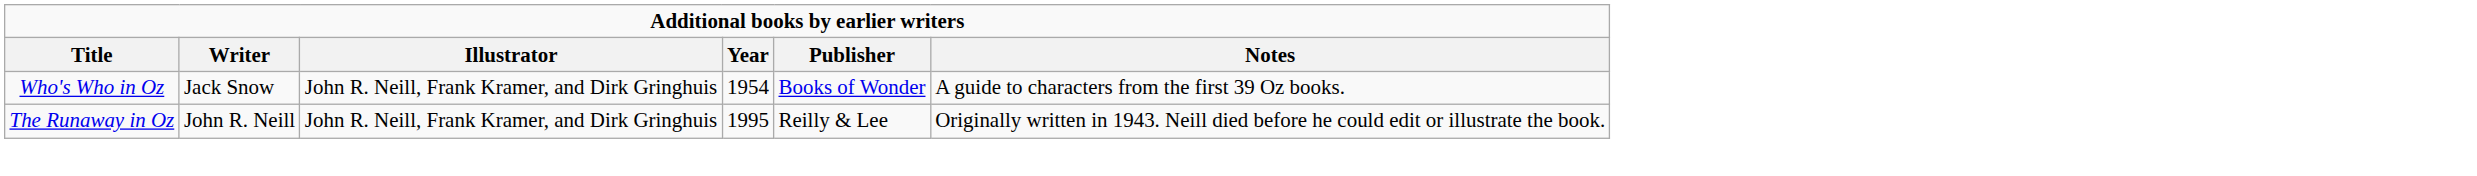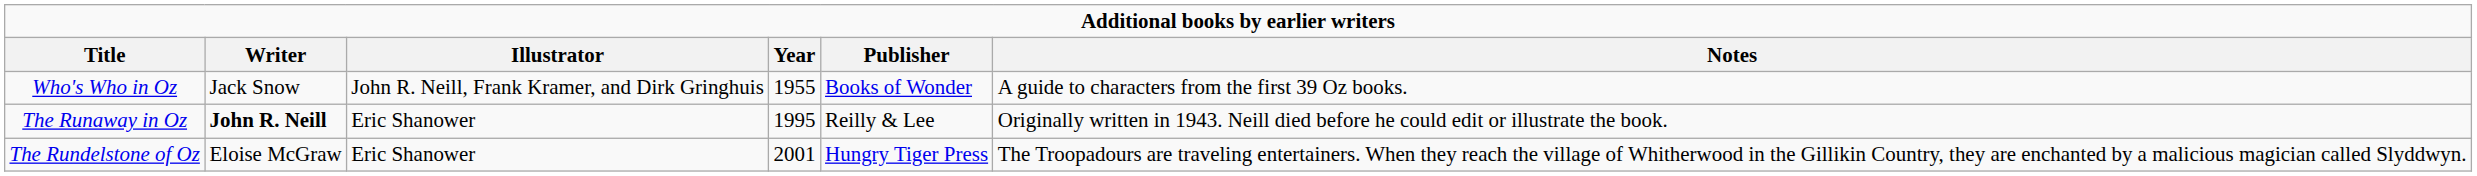(748, 87) 1954 -> (794, 87) 1955
(240, 120) normal -> (268, 120) bold
(511, 120) John R. Neill, Frank Kramer, and Dirk Gringhuis -> (413, 120) Eric Shanower
+ row: (105, 154)
